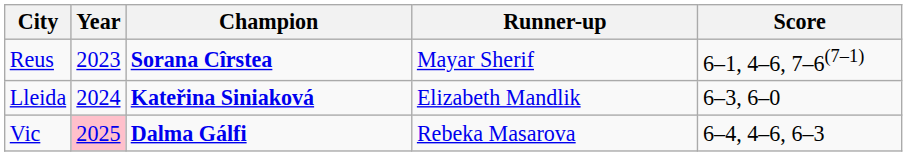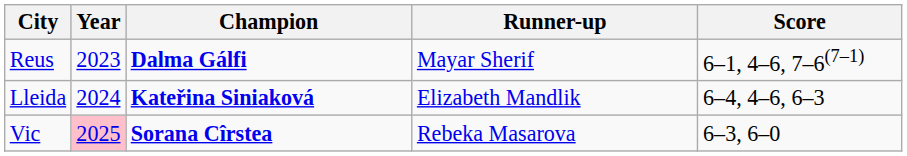(202, 60) Sorana Cîrstea -> (189, 60) Dalma Gálfi
(742, 98) 6–3, 6–0 -> (764, 98) 6–4, 4–6, 6–3
(189, 133) Dalma Gálfi -> (202, 133) Sorana Cîrstea
(764, 133) 6–4, 4–6, 6–3 -> (742, 133) 6–3, 6–0
